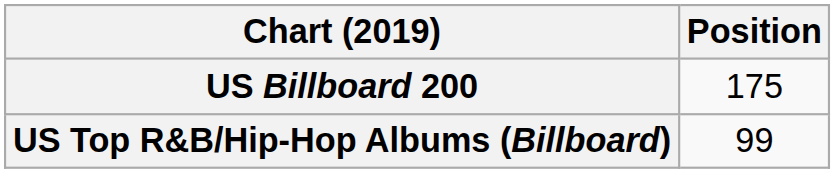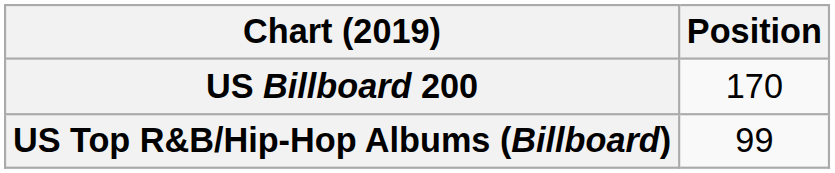(754, 85) 175 -> (754, 85) 170
